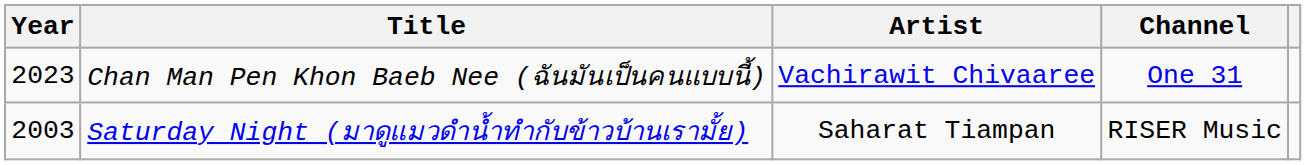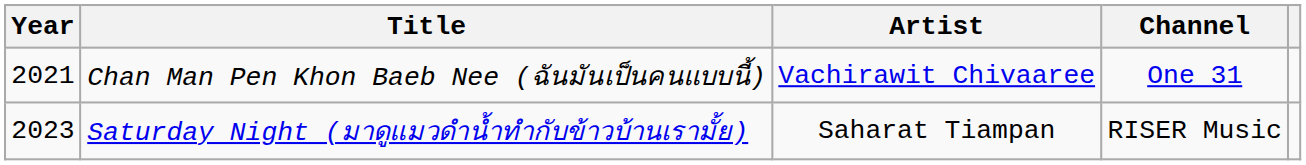(43, 76) 2023 -> (43, 76) 2021
(43, 131) 2003 -> (43, 131) 2023
